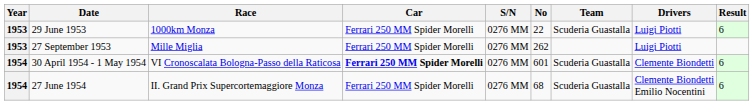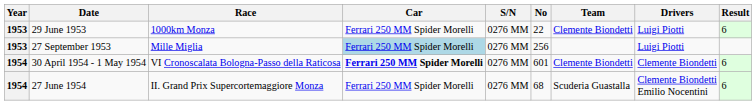(592, 29) Scuderia Guastalla -> (593, 29) Clemente Biondetti
(410, 46) no background -> (410, 46) lightblue background
(541, 46) 262 -> (541, 46) 256
(592, 63) Scuderia Guastalla -> (593, 63) Clemente Biondetti
